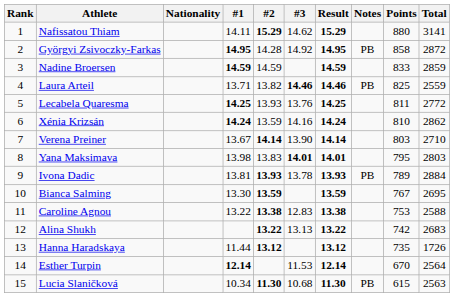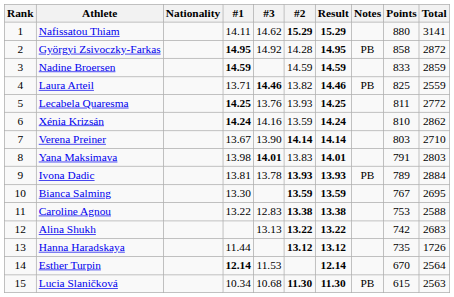columns swapped: (269, 13) <-> (300, 13)
(401, 157) 795 -> (401, 157) 791
